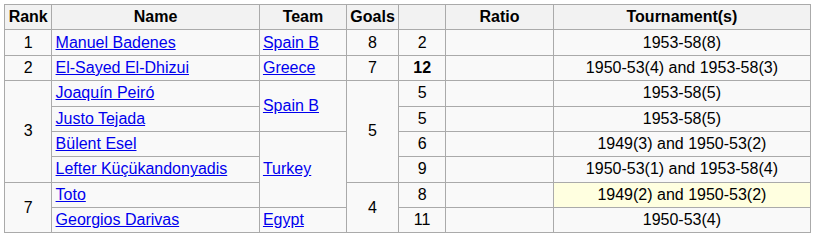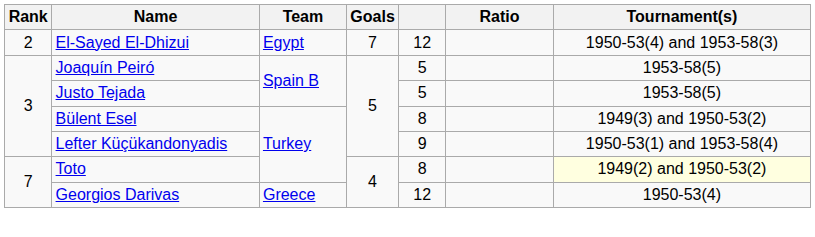- row: (116, 42)
(289, 67) Greece -> (283, 42) Egypt
(422, 67) bold -> (422, 42) normal
(422, 144) 6 -> (422, 118) 8
(283, 220) Egypt -> (289, 194) Greece
(422, 220) 11 -> (422, 194) 12
